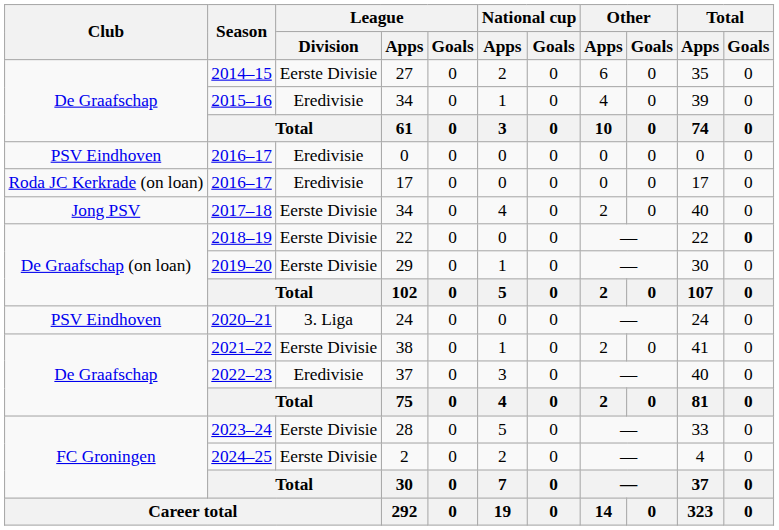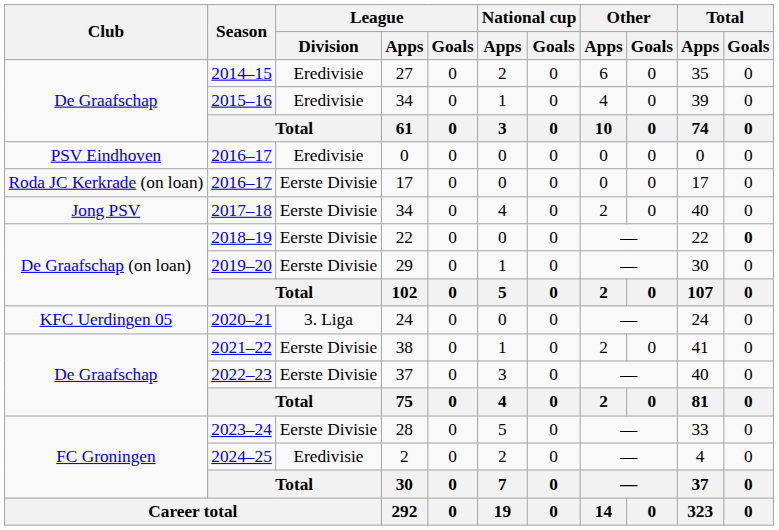(328, 73) Eerste Divisie -> (328, 73) Eredivisie
(328, 182) Eredivisie -> (328, 182) Eerste Divisie
(106, 319) PSV Eindhoven -> (106, 319) KFC Uerdingen 05
(328, 374) Eredivisie -> (328, 374) Eerste Divisie
(328, 456) Eerste Divisie -> (328, 456) Eredivisie
